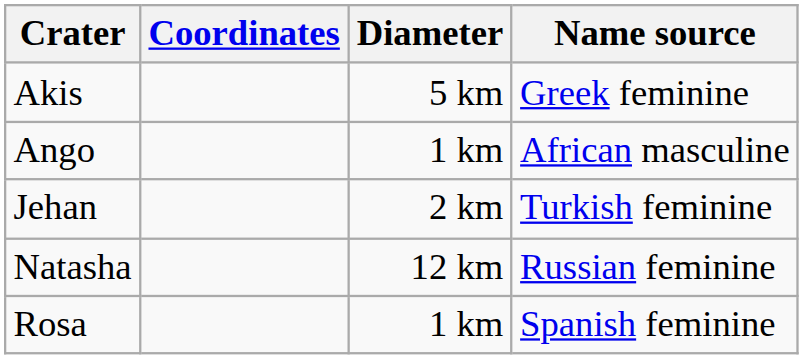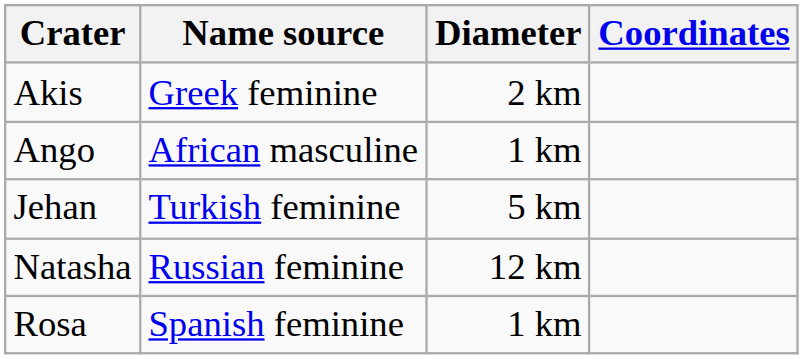columns swapped: (244, 33) <-> (655, 33)
(466, 91) 5 km -> (544, 91) 2 km
(466, 207) 2 km -> (544, 207) 5 km
